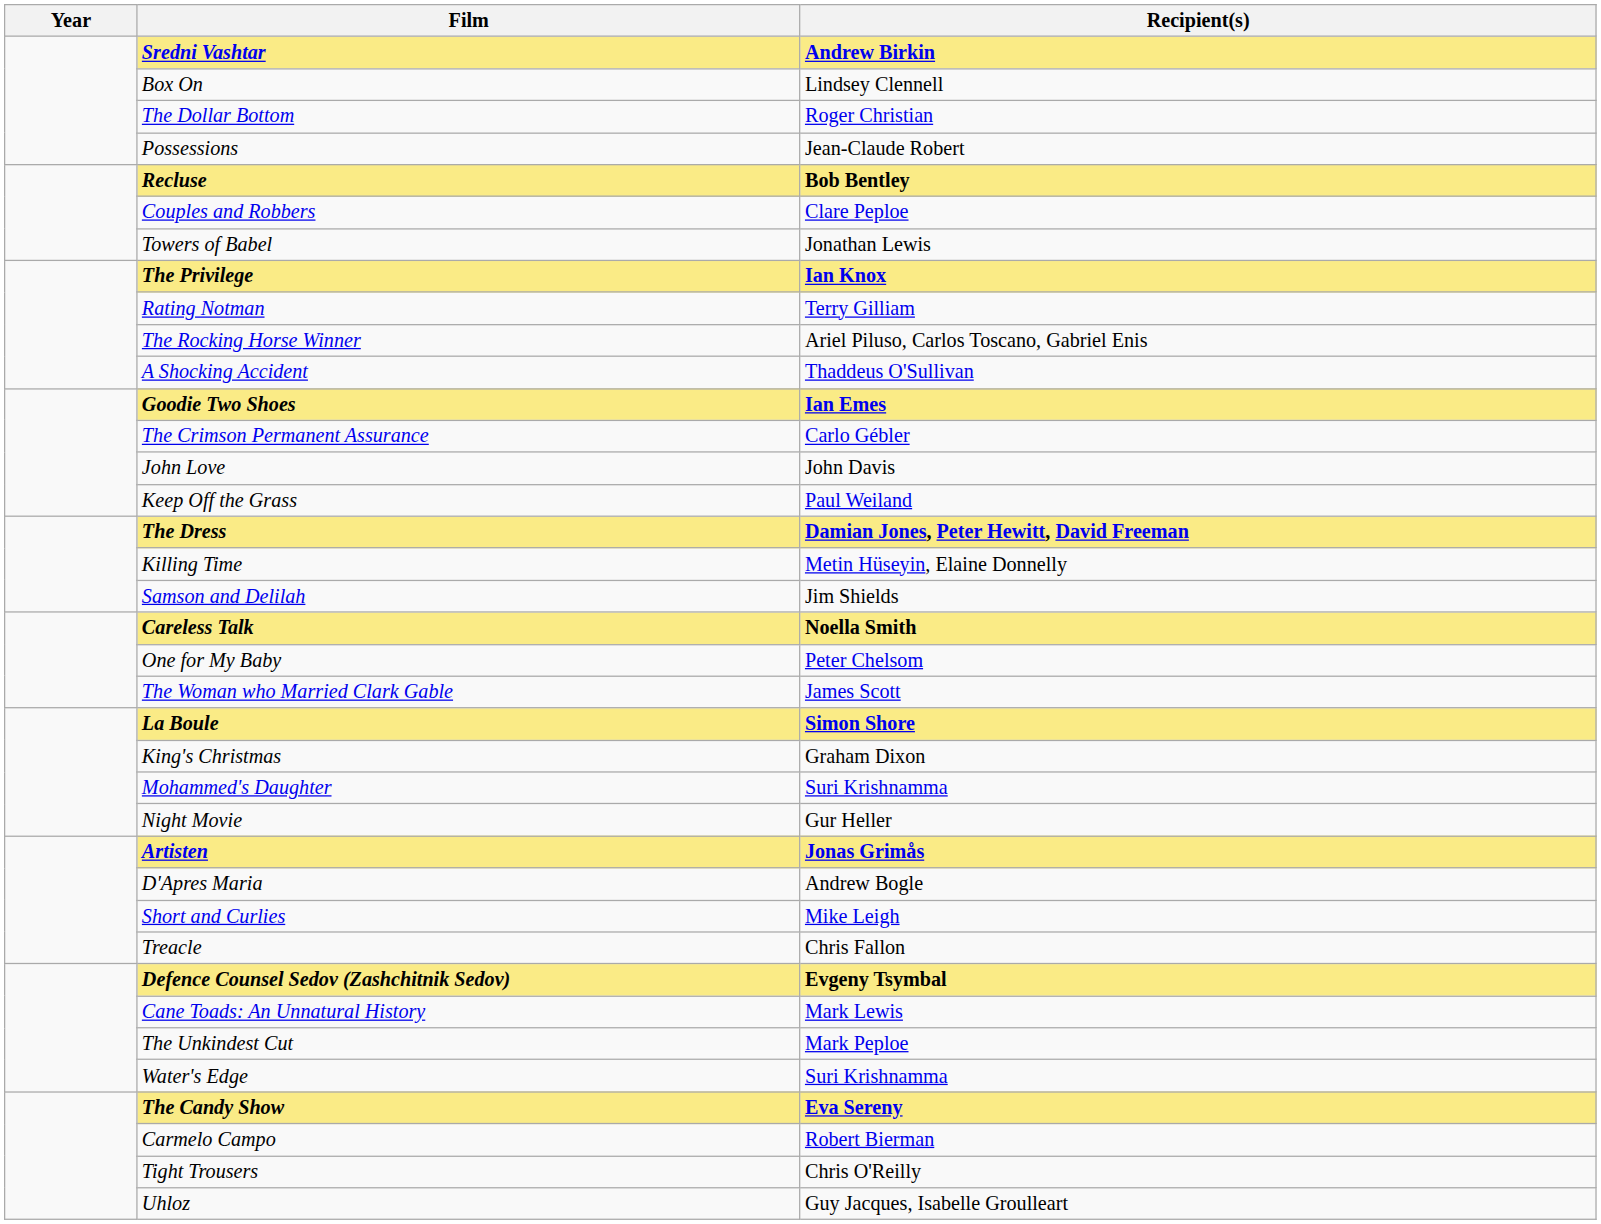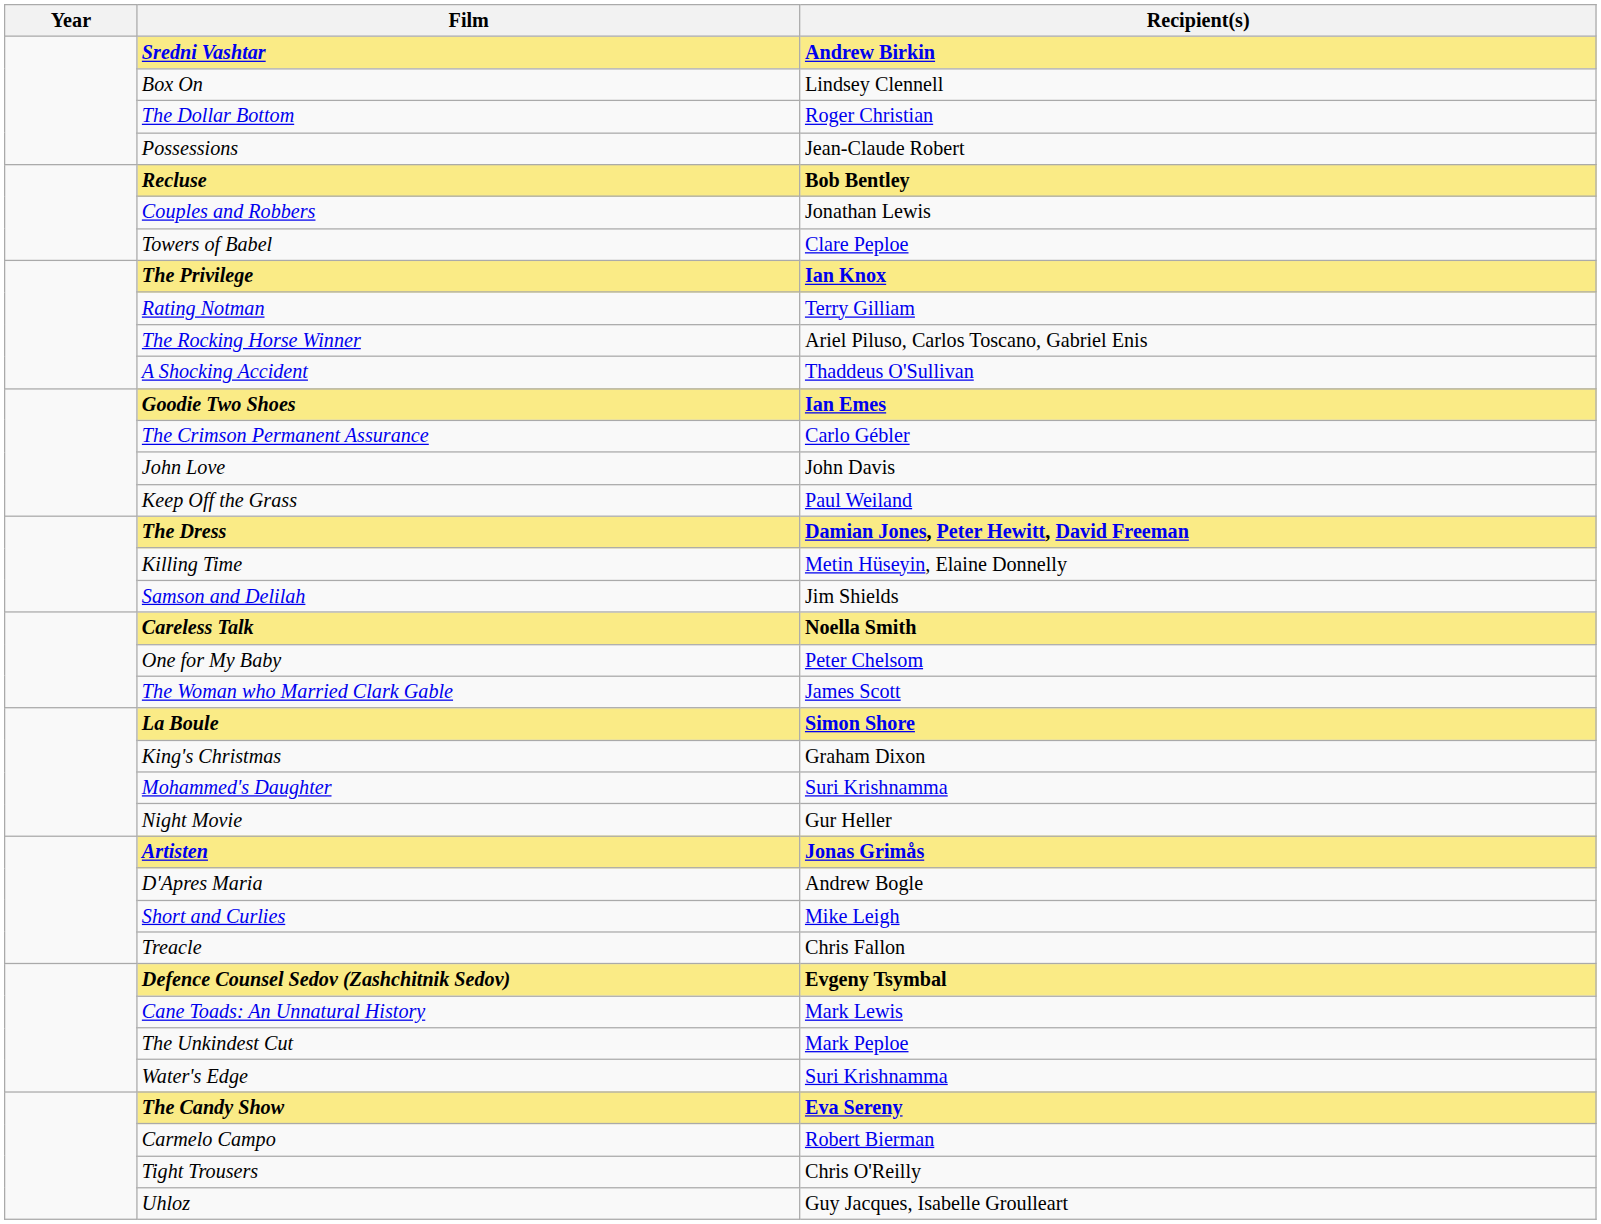(857, 212) Clare Peploe -> (868, 212) Jonathan Lewis
(868, 244) Jonathan Lewis -> (857, 244) Clare Peploe
